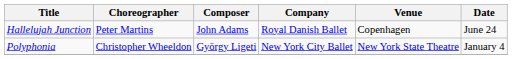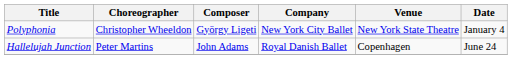rows swapped: (31, 46) <-> (49, 29)
